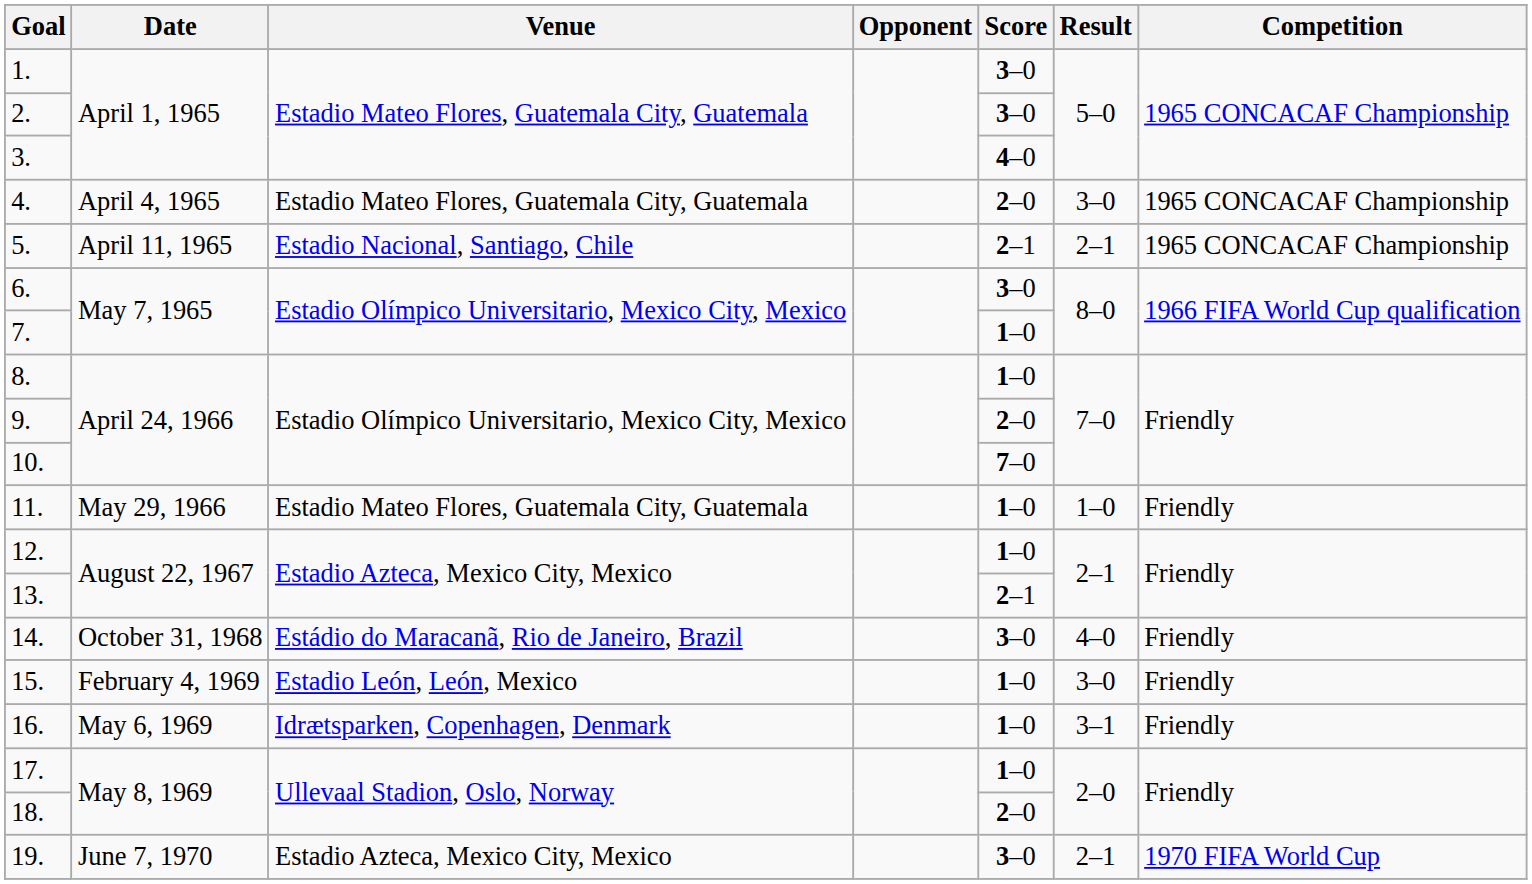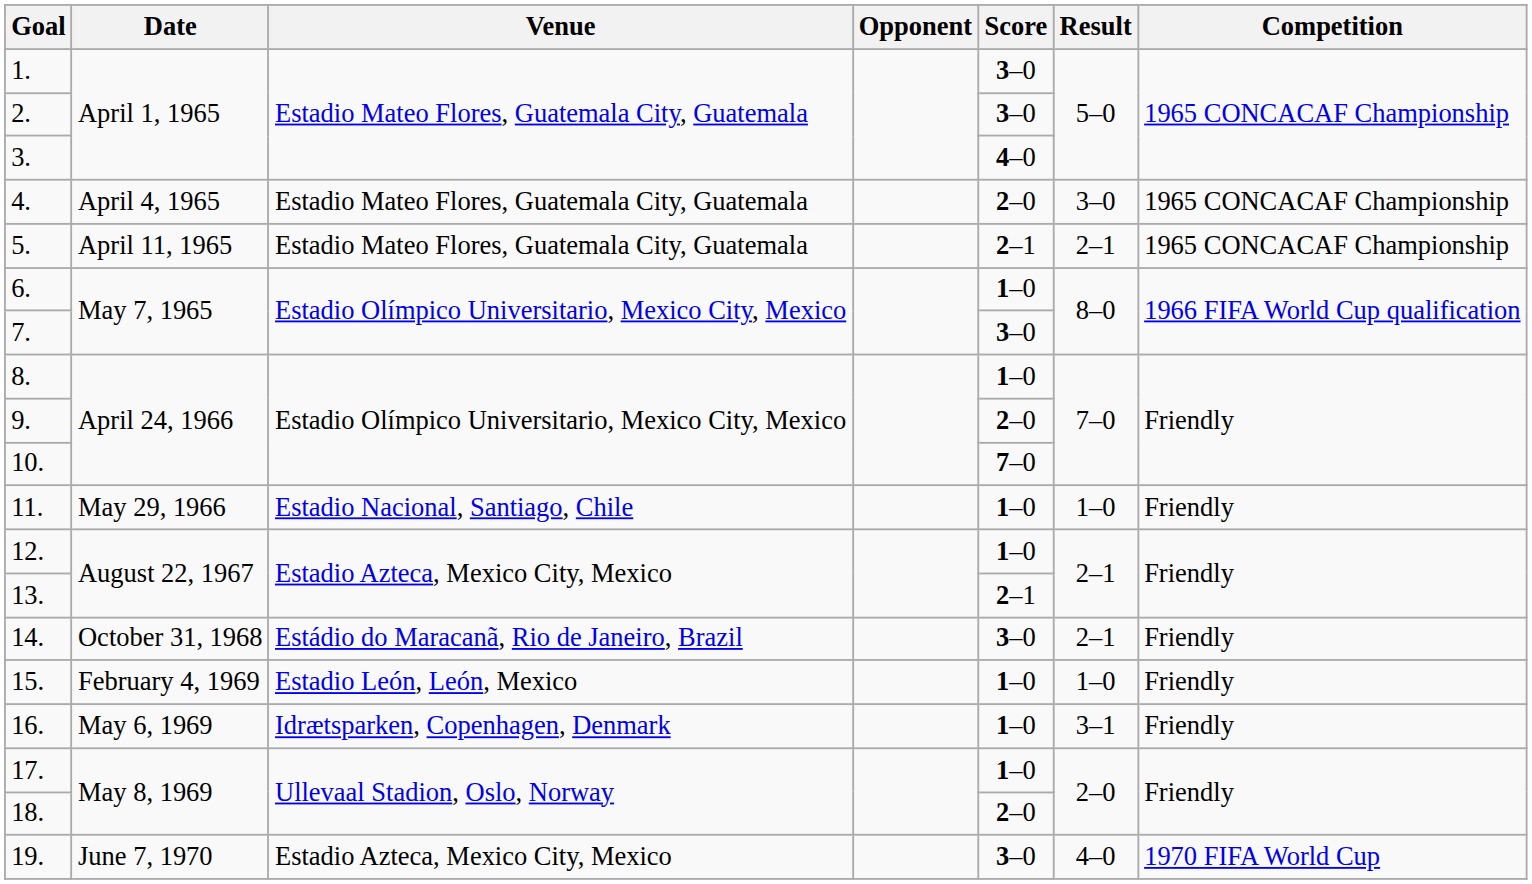(454, 245) Estadio Nacional, Santiago, Chile -> (541, 245) Estadio Mateo Flores, Guatemala City, Guatemala
(1016, 288) 3–0 -> (1016, 288) 1–0
(1016, 332) 1–0 -> (1016, 332) 3–0
(541, 507) Estadio Mateo Flores, Guatemala City, Guatemala -> (454, 507) Estadio Nacional, Santiago, Chile
(1096, 638) 4–0 -> (1096, 638) 2–1
(1096, 682) 3–0 -> (1096, 682) 1–0
(1096, 857) 2–1 -> (1096, 857) 4–0
